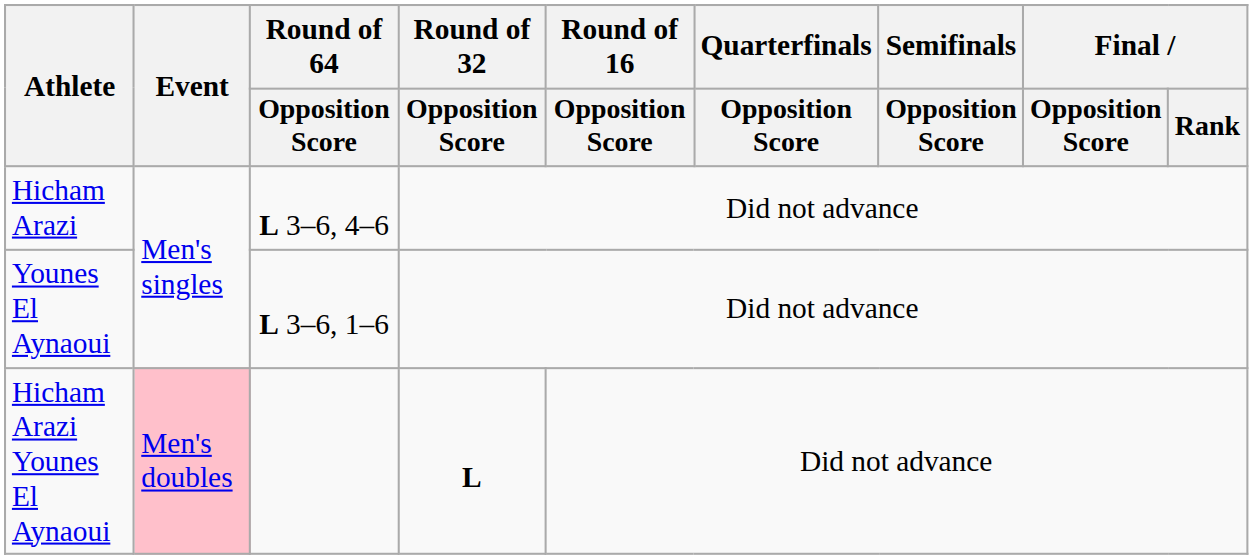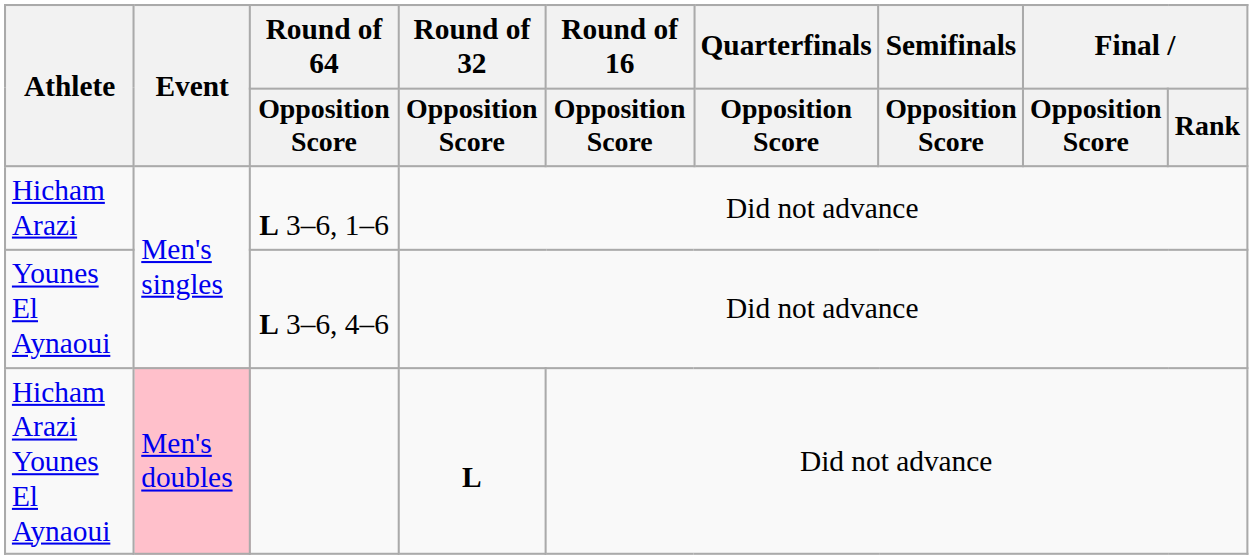(324, 225) L 3–6, 4–6 -> (324, 225) L 3–6, 1–6
(324, 325) L 3–6, 1–6 -> (324, 325) L 3–6, 4–6
